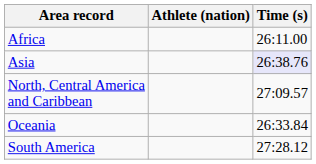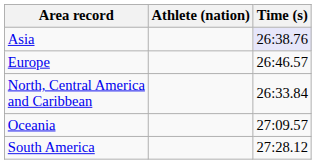- row: (26, 39)
+ row: (29, 62)
(282, 93) 27:09.57 -> (282, 93) 26:33.84
(282, 124) 26:33.84 -> (282, 124) 27:09.57
